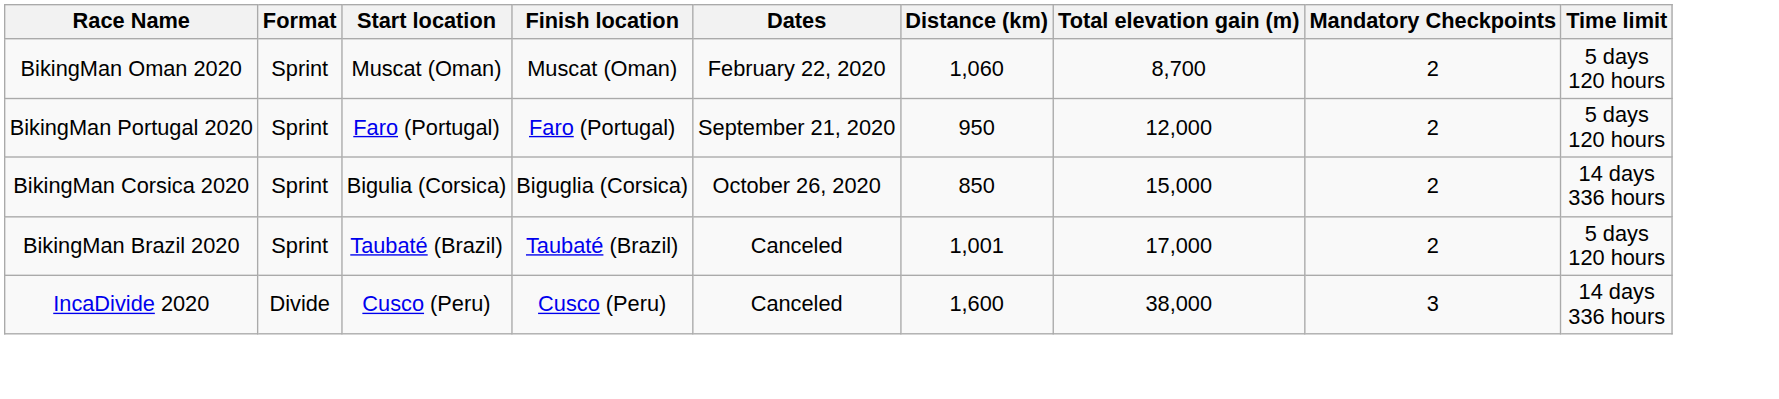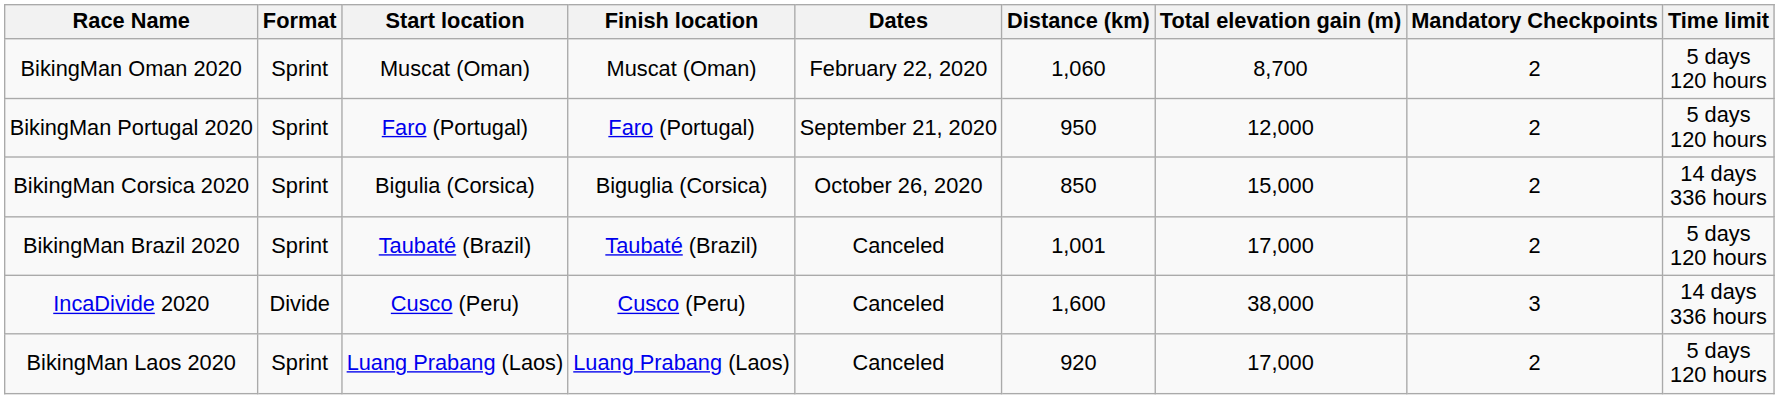+ row: (131, 363)
